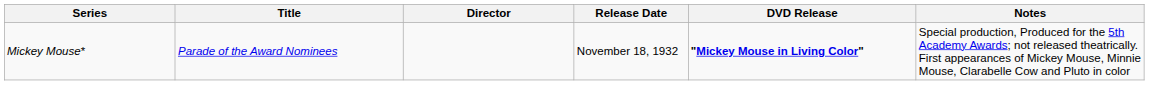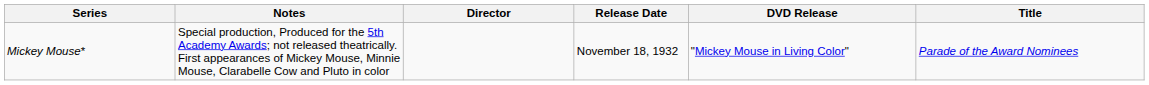columns swapped: (289, 13) <-> (1030, 13)
(777, 51) bold -> (770, 51) normal
